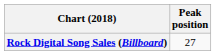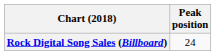(190, 42) 27 -> (190, 42) 24
